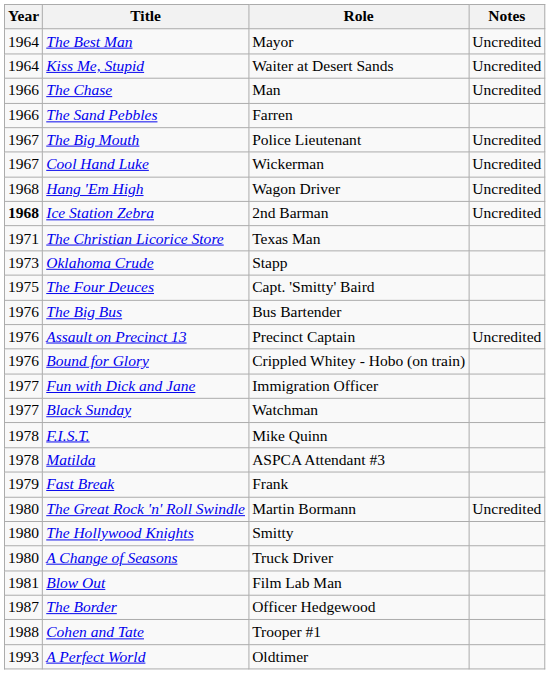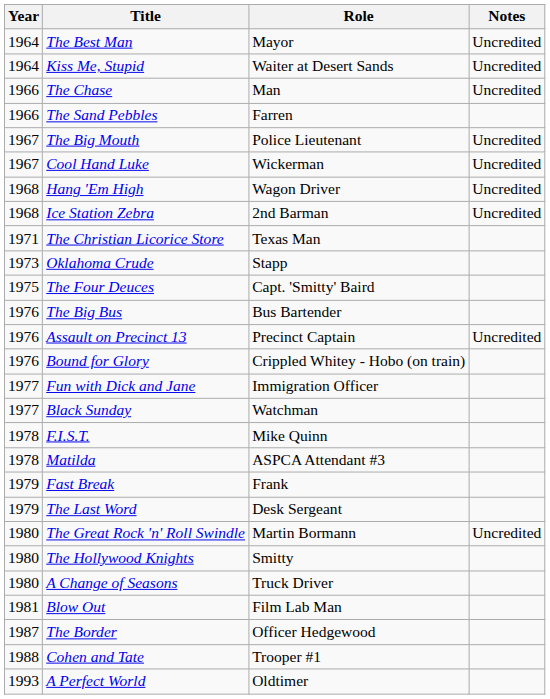(24, 213) bold -> (24, 213) normal
+ row: (91, 509)
